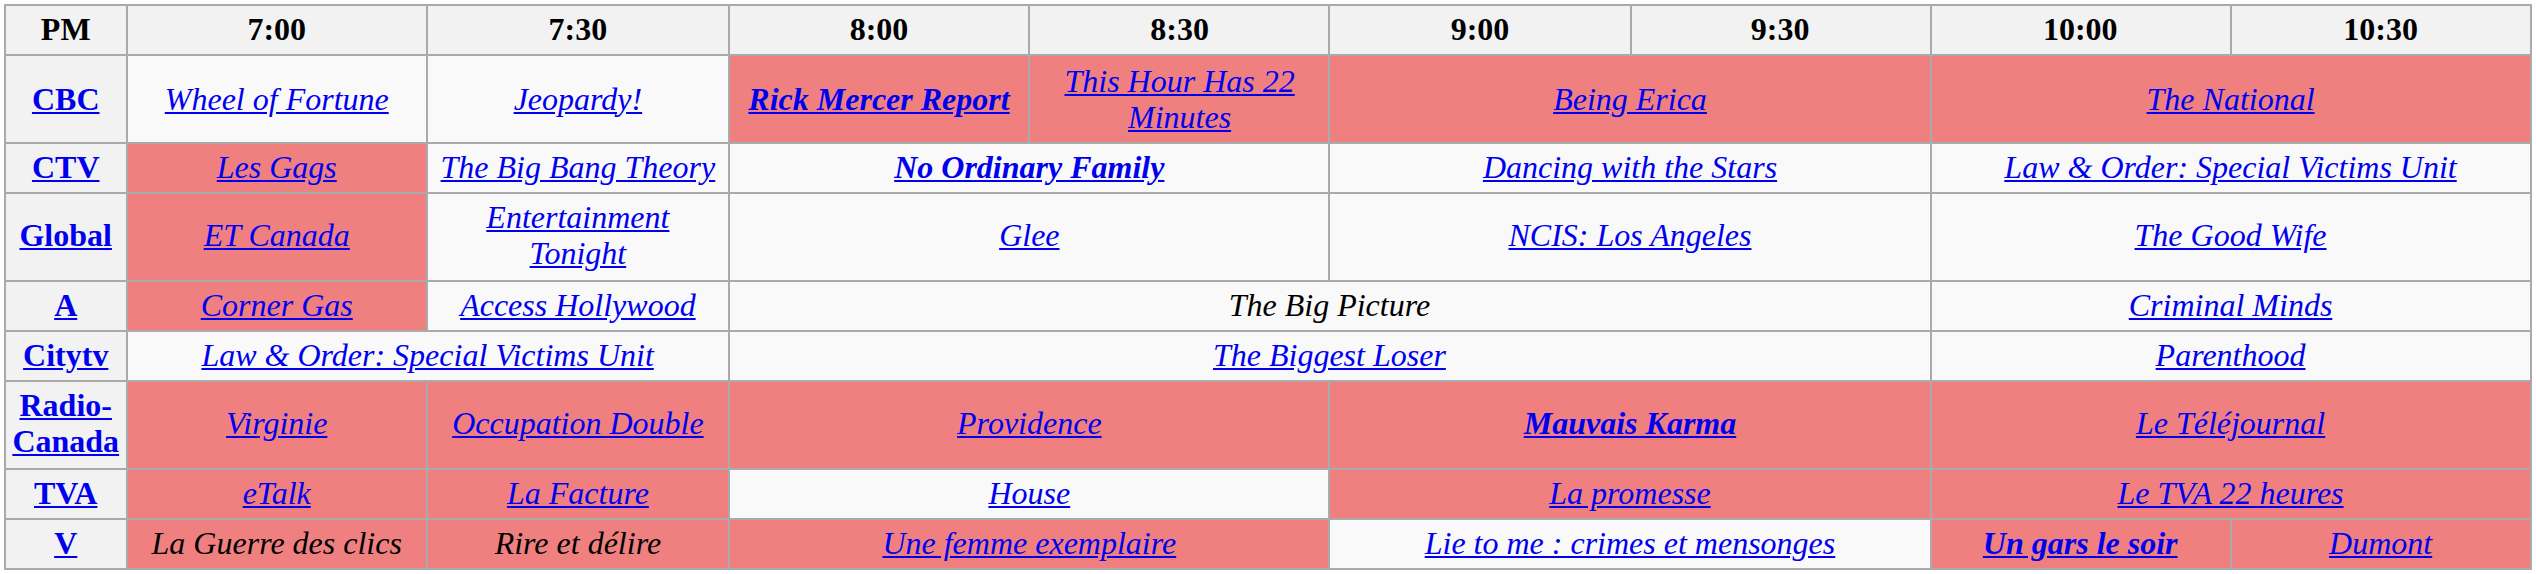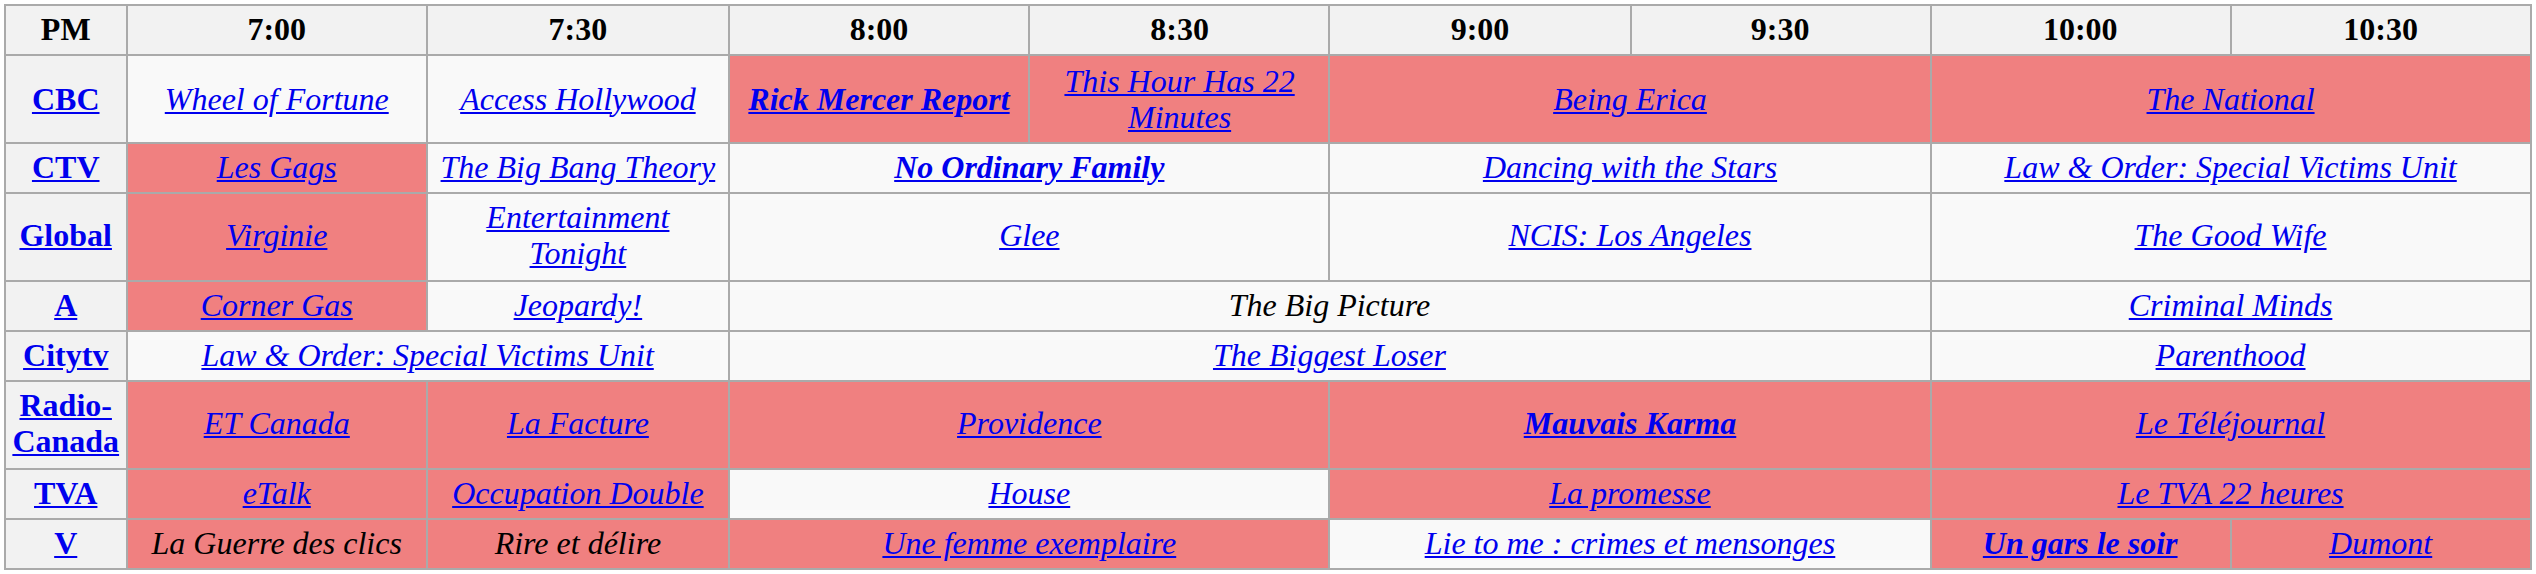(578, 98) Jeopardy! -> (578, 98) Access Hollywood
(277, 236) ET Canada -> (277, 236) Virginie
(578, 304) Access Hollywood -> (578, 304) Jeopardy!
(277, 424) Virginie -> (277, 424) ET Canada
(578, 424) Occupation Double -> (578, 424) La Facture
(578, 493) La Facture -> (578, 493) Occupation Double
